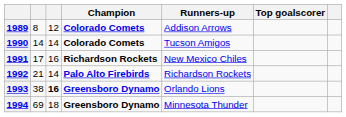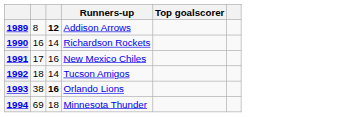- column: (111, 12)
(53, 28) normal -> (53, 28) bold
(38, 43) 14 -> (38, 43) 16
(197, 43) Tucson Amigos -> (107, 43) Richardson Rockets
(38, 74) 21 -> (38, 74) 18
(208, 74) Richardson Rockets -> (96, 74) Tucson Amigos
